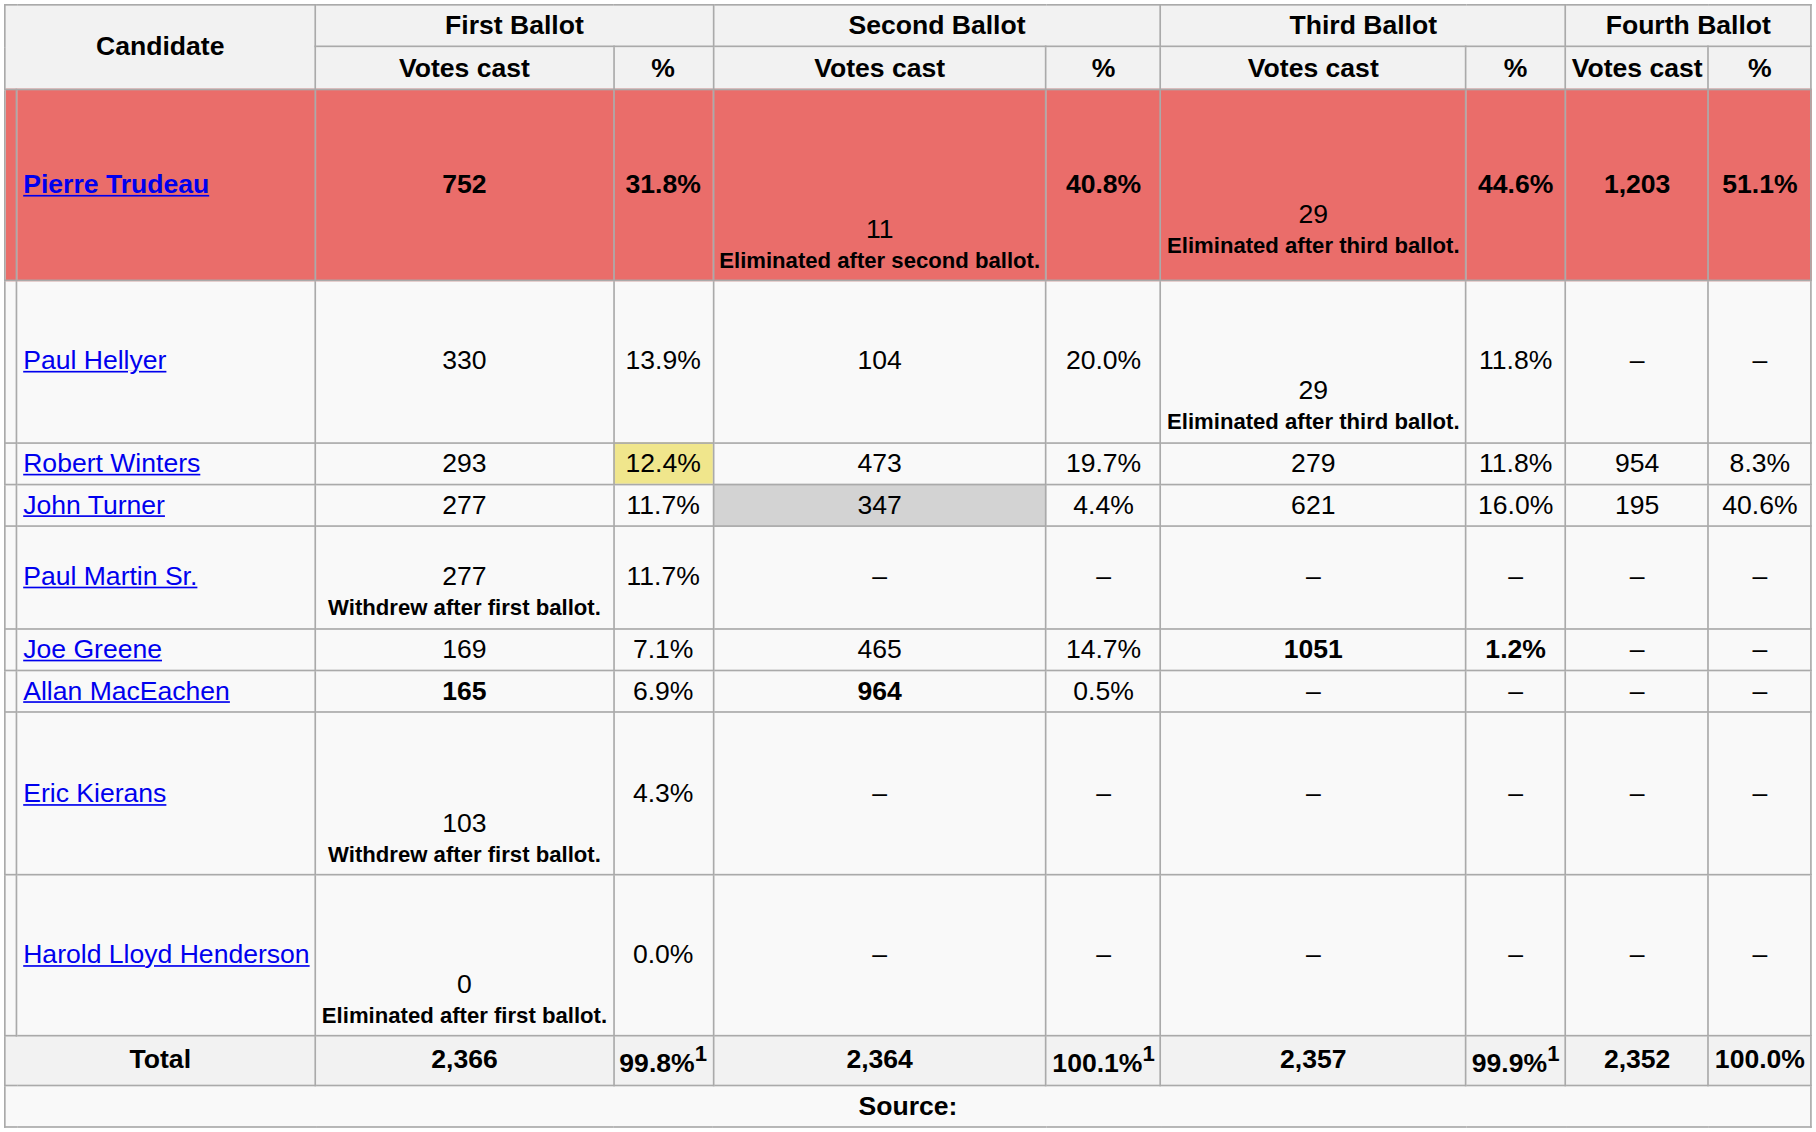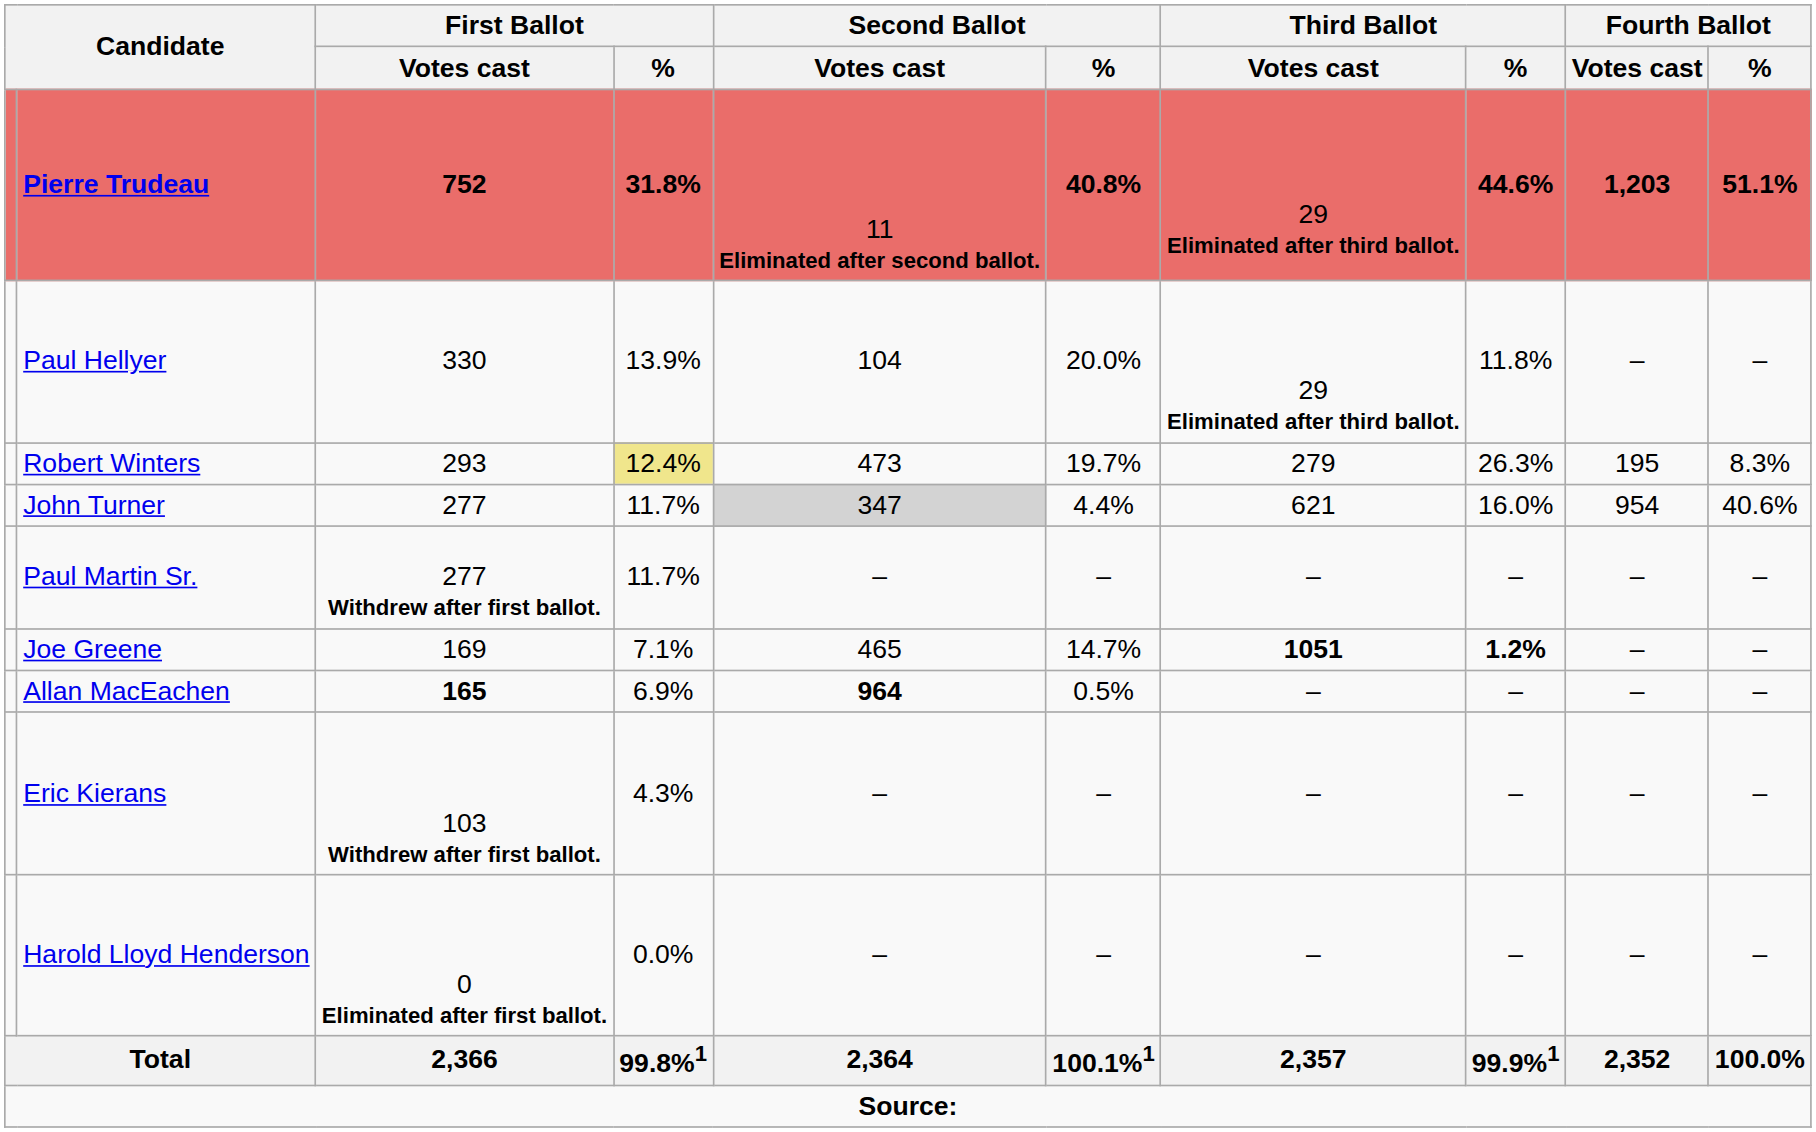(1516, 462) 11.8% -> (1516, 462) 26.3%
(1637, 462) 954 -> (1637, 462) 195
(1637, 505) 195 -> (1637, 505) 954
